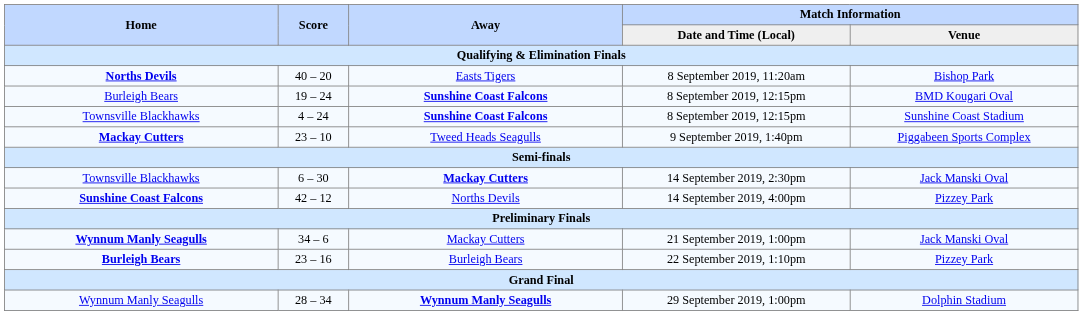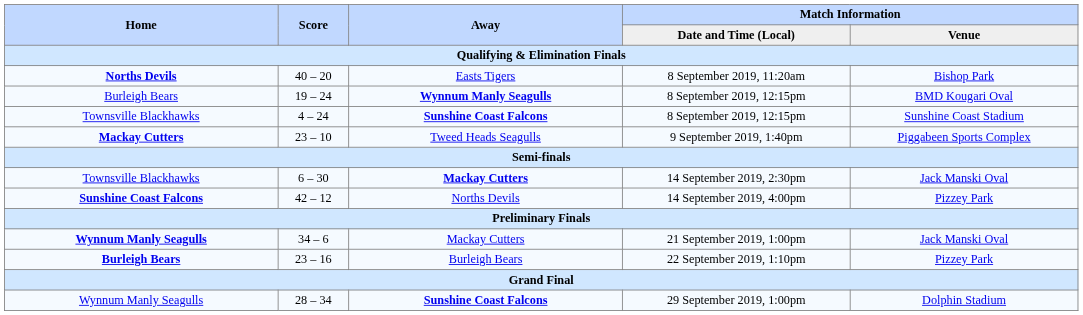(486, 96) Sunshine Coast Falcons -> (486, 96) Wynnum Manly Seagulls
(486, 300) Wynnum Manly Seagulls -> (486, 300) Sunshine Coast Falcons
